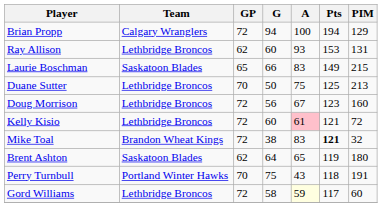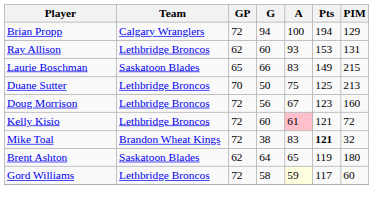- row: (40, 175)
